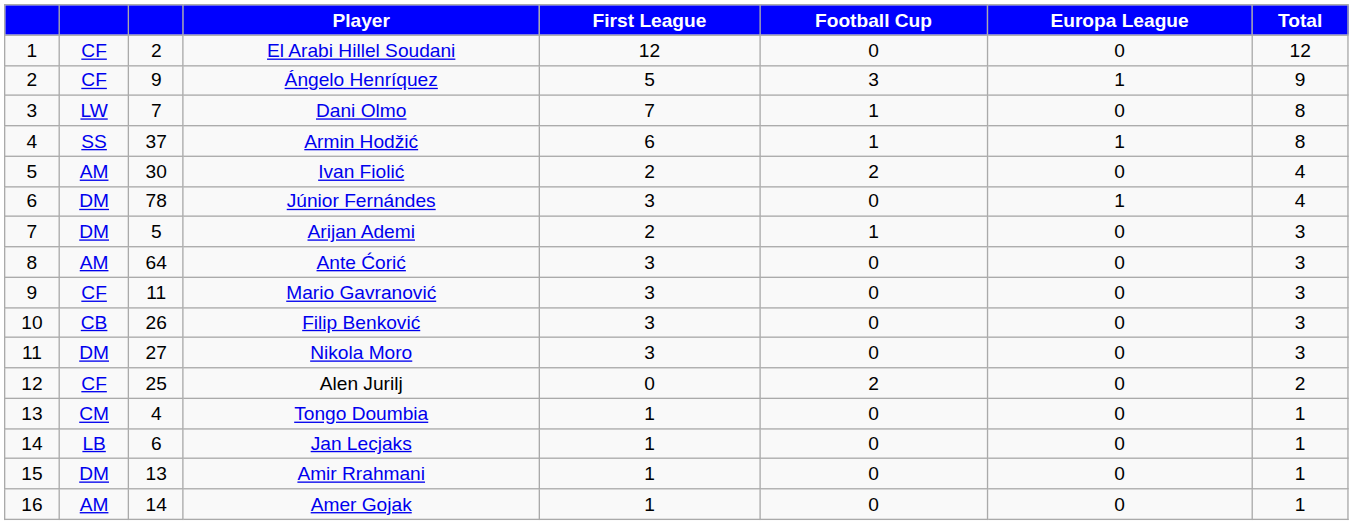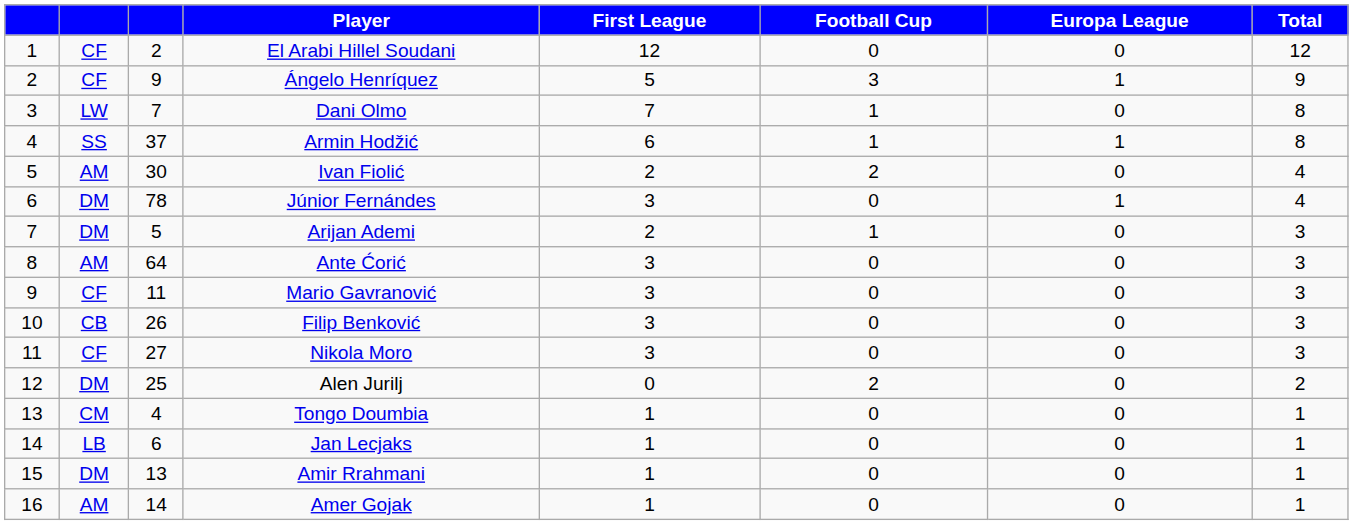(94, 353) DM -> (94, 353) CF
(94, 383) CF -> (94, 383) DM
